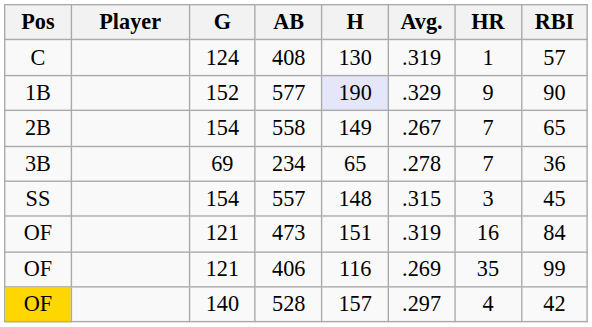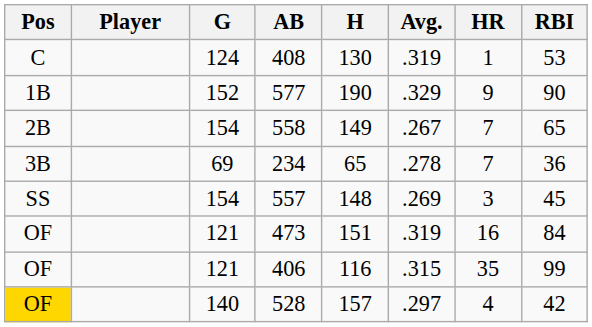(554, 57) 57 -> (554, 57) 53
(355, 92) lavender background -> (355, 92) no background
(422, 198) .315 -> (422, 198) .269
(422, 269) .269 -> (422, 269) .315
